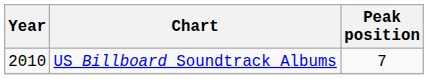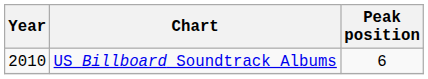(382, 61) 7 -> (382, 61) 6
